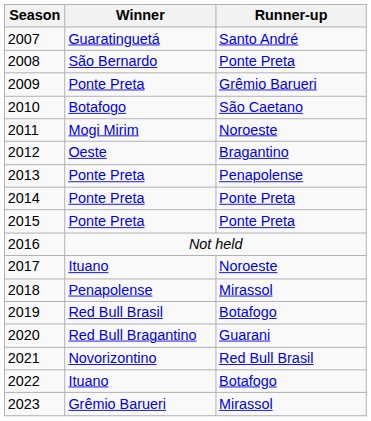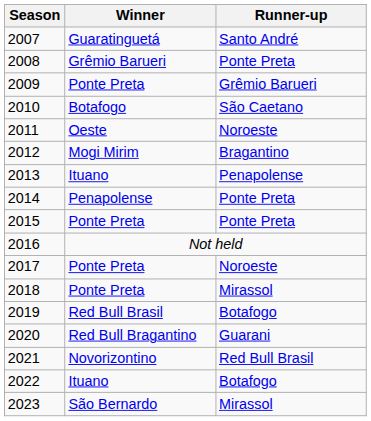(113, 61) São Bernardo -> (117, 61) Grêmio Barueri
(104, 130) Mogi Mirim -> (88, 130) Oeste
(88, 152) Oeste -> (104, 152) Mogi Mirim
(106, 175) Ponte Preta -> (88, 175) Ituano
(106, 198) Ponte Preta -> (110, 198) Penapolense
(88, 267) Ituano -> (106, 267) Ponte Preta
(110, 289) Penapolense -> (106, 289) Ponte Preta
(117, 404) Grêmio Barueri -> (113, 404) São Bernardo
